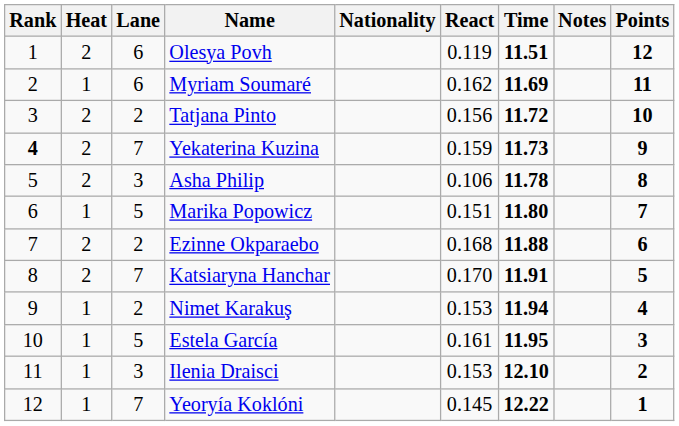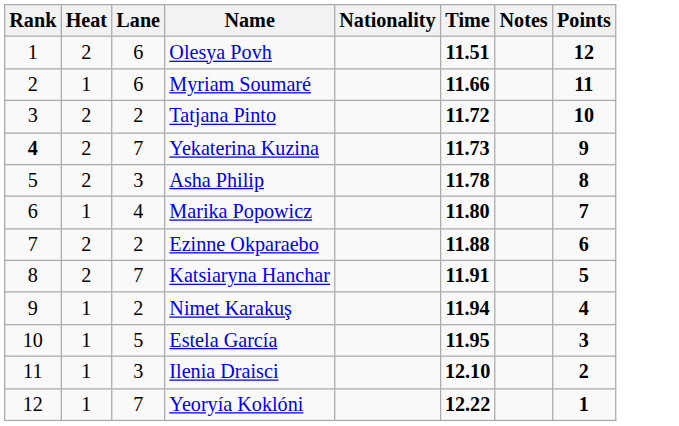- column: (470, 20)
(526, 84) 11.69 -> (468, 84) 11.66
(138, 212) 5 -> (138, 212) 4
